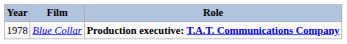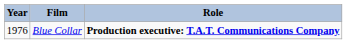(17, 30) 1978 -> (17, 30) 1976
